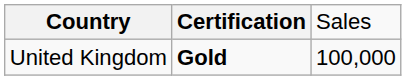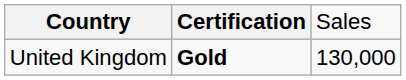(356, 57) 100,000 -> (356, 57) 130,000
